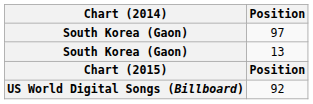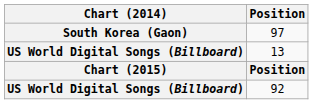(126, 52) South Korea (Gaon) -> (126, 52) US World Digital Songs (Billboard)
